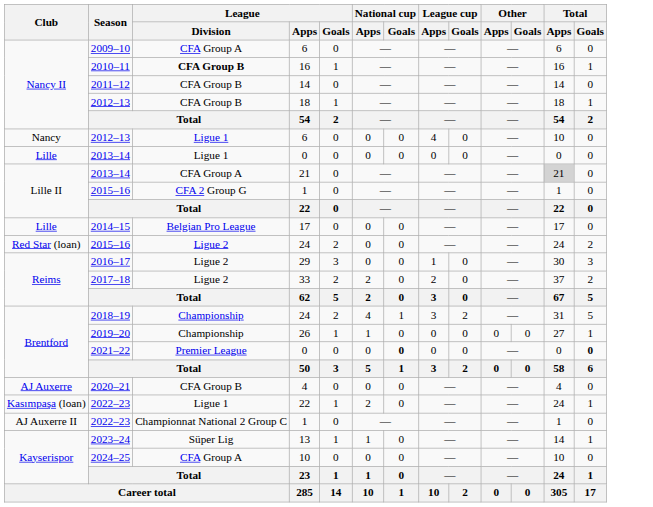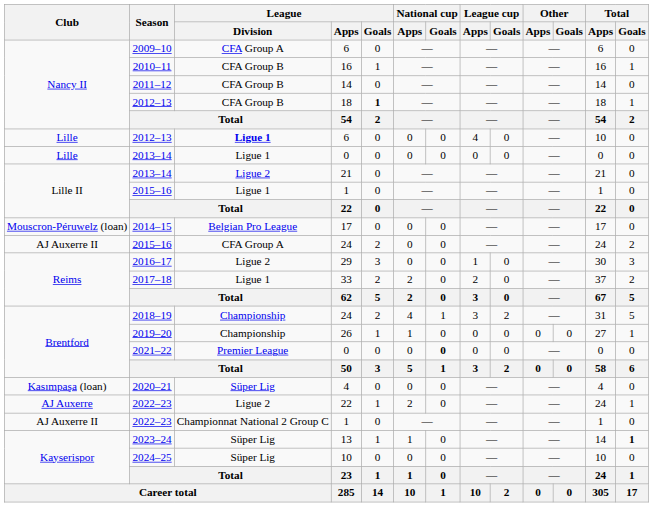(211, 66) bold -> (253, 66) normal
(336, 102) normal -> (378, 102) bold
(46, 137) Nancy -> (67, 137) Lille
(211, 137) normal -> (253, 137) bold
(211, 173) CFA Group A -> (253, 173) Ligue 2
(559, 173) lightgrey background -> (601, 173) no background
(211, 191) CFA 2 Group G -> (253, 191) Ligue 1
(46, 226) Lille -> (67, 226) Mouscron-Péruwelz (loan)
(46, 244) Red Star (loan) -> (67, 244) AJ Auxerre II
(211, 244) Ligue 2 -> (253, 244) CFA Group A
(211, 279) Ligue 2 -> (253, 279) Ligue 1
(590, 350) bold -> (632, 350) normal
(46, 386) AJ Auxerre -> (67, 386) Kasımpaşa (loan)
(211, 386) CFA Group B -> (253, 386) Süper Lig
(46, 404) Kasımpaşa (loan) -> (67, 404) AJ Auxerre
(211, 404) Ligue 1 -> (253, 404) Ligue 2
(590, 439) normal -> (632, 439) bold
(211, 457) CFA Group A -> (253, 457) Süper Lig
